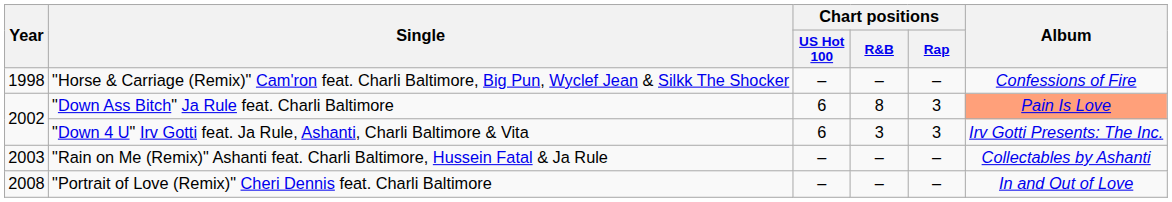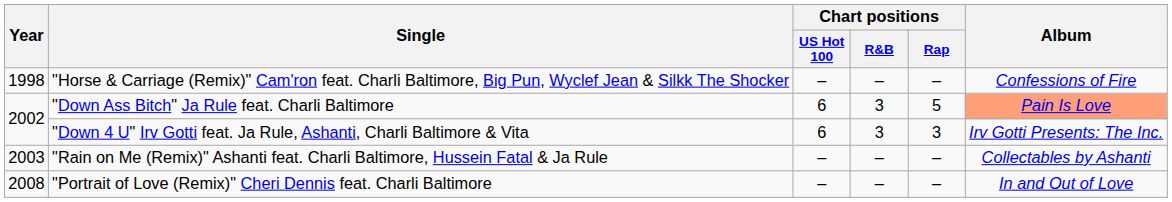(879, 106) 8 -> (879, 106) 3
(937, 106) 3 -> (937, 106) 5
